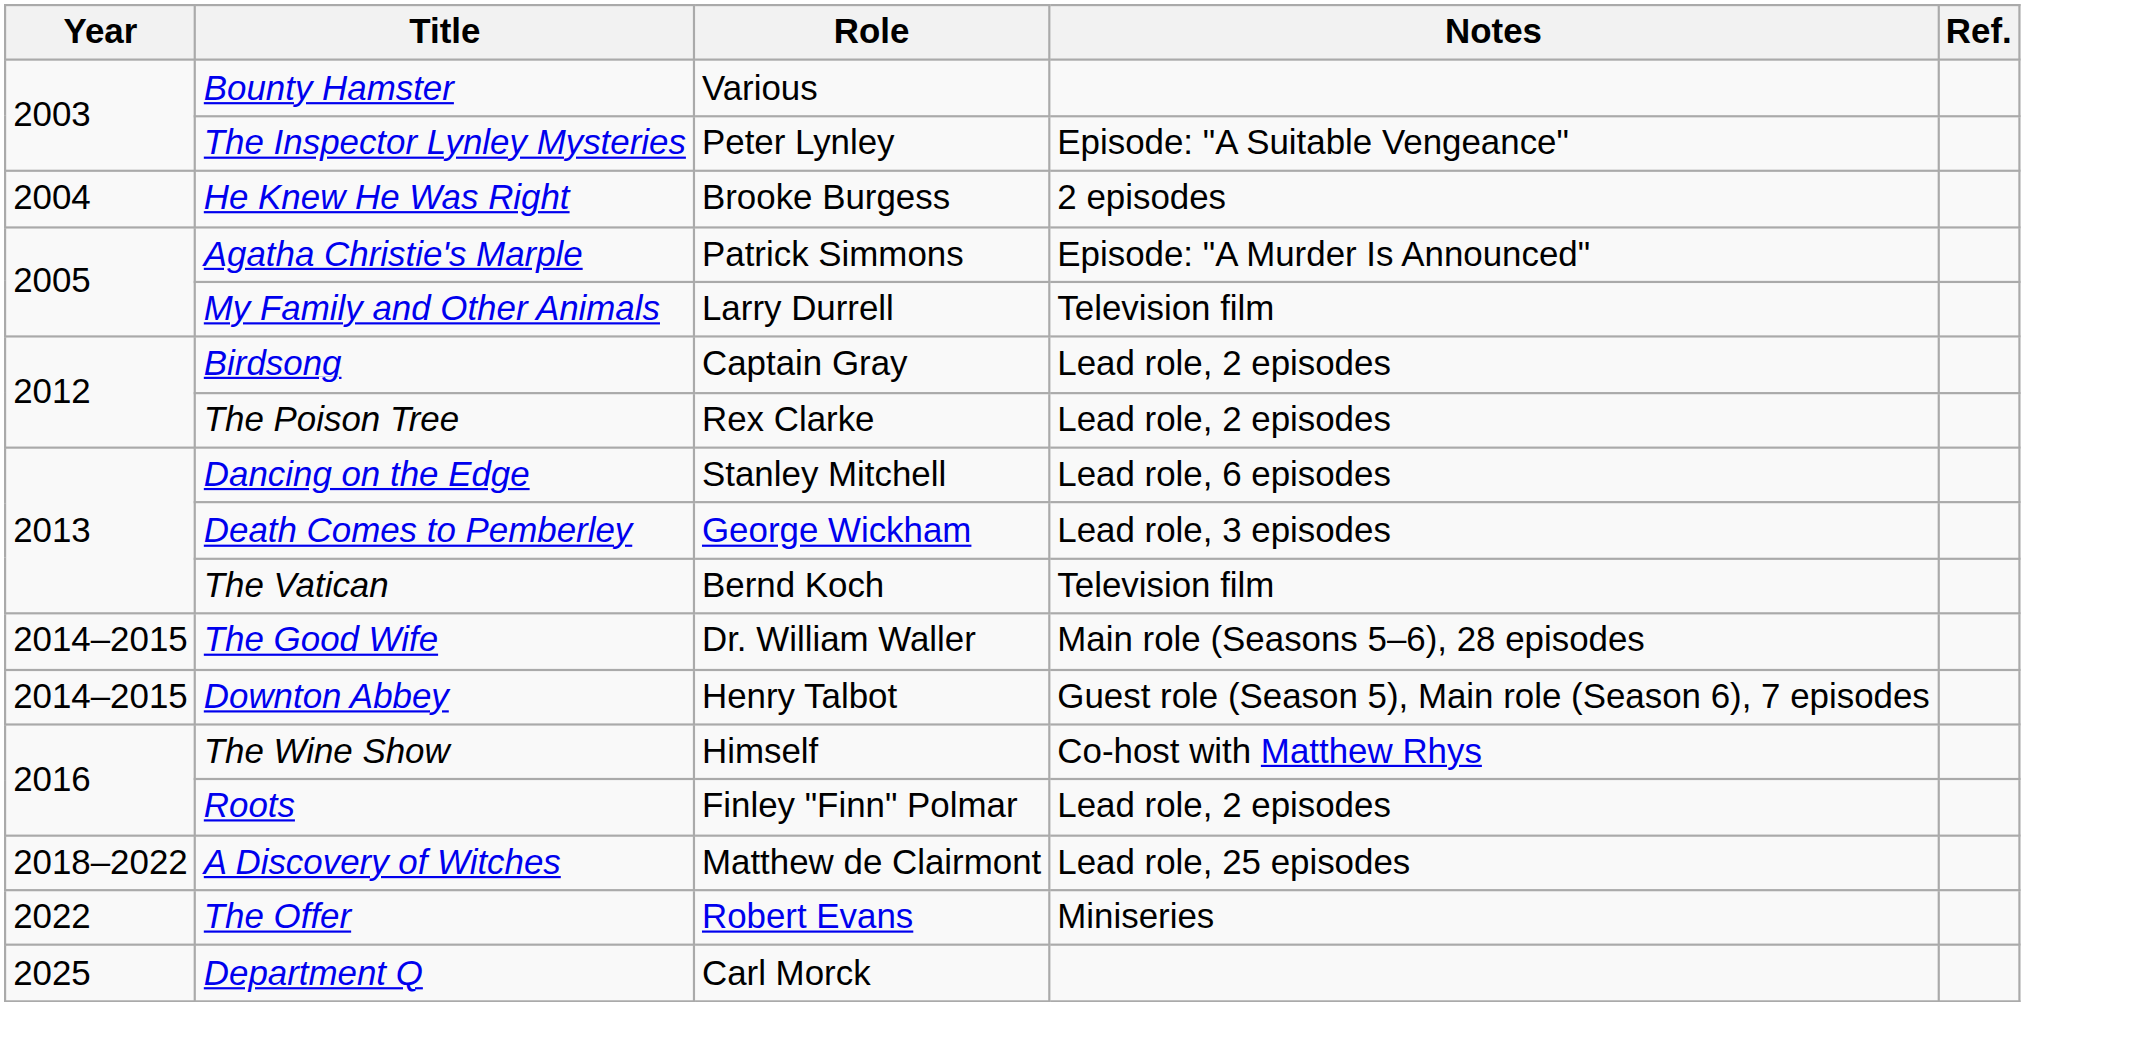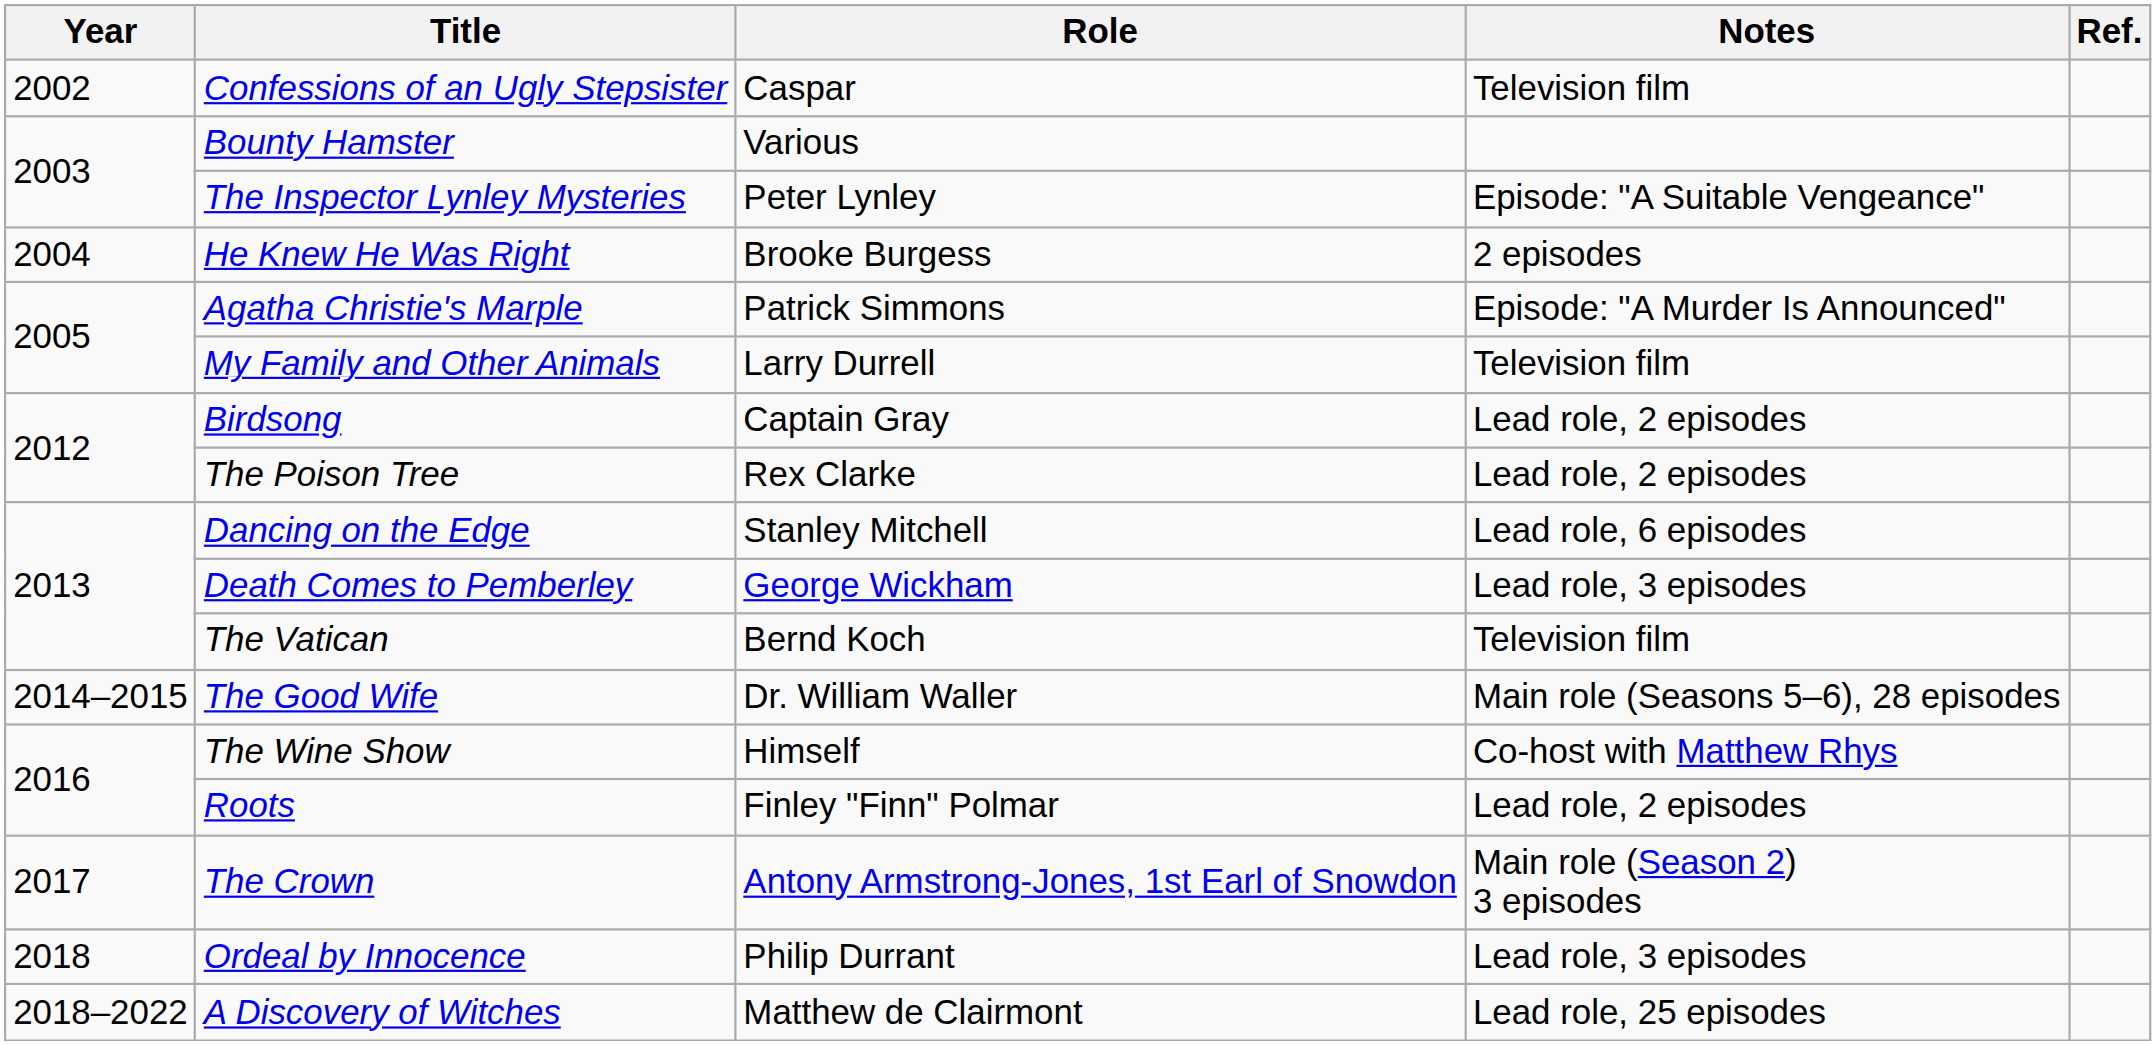+ row: (466, 87)
- row: (326, 695)
+ row: (289, 881)
+ row: (365, 956)
- row: (277, 917)
- row: (313, 972)
